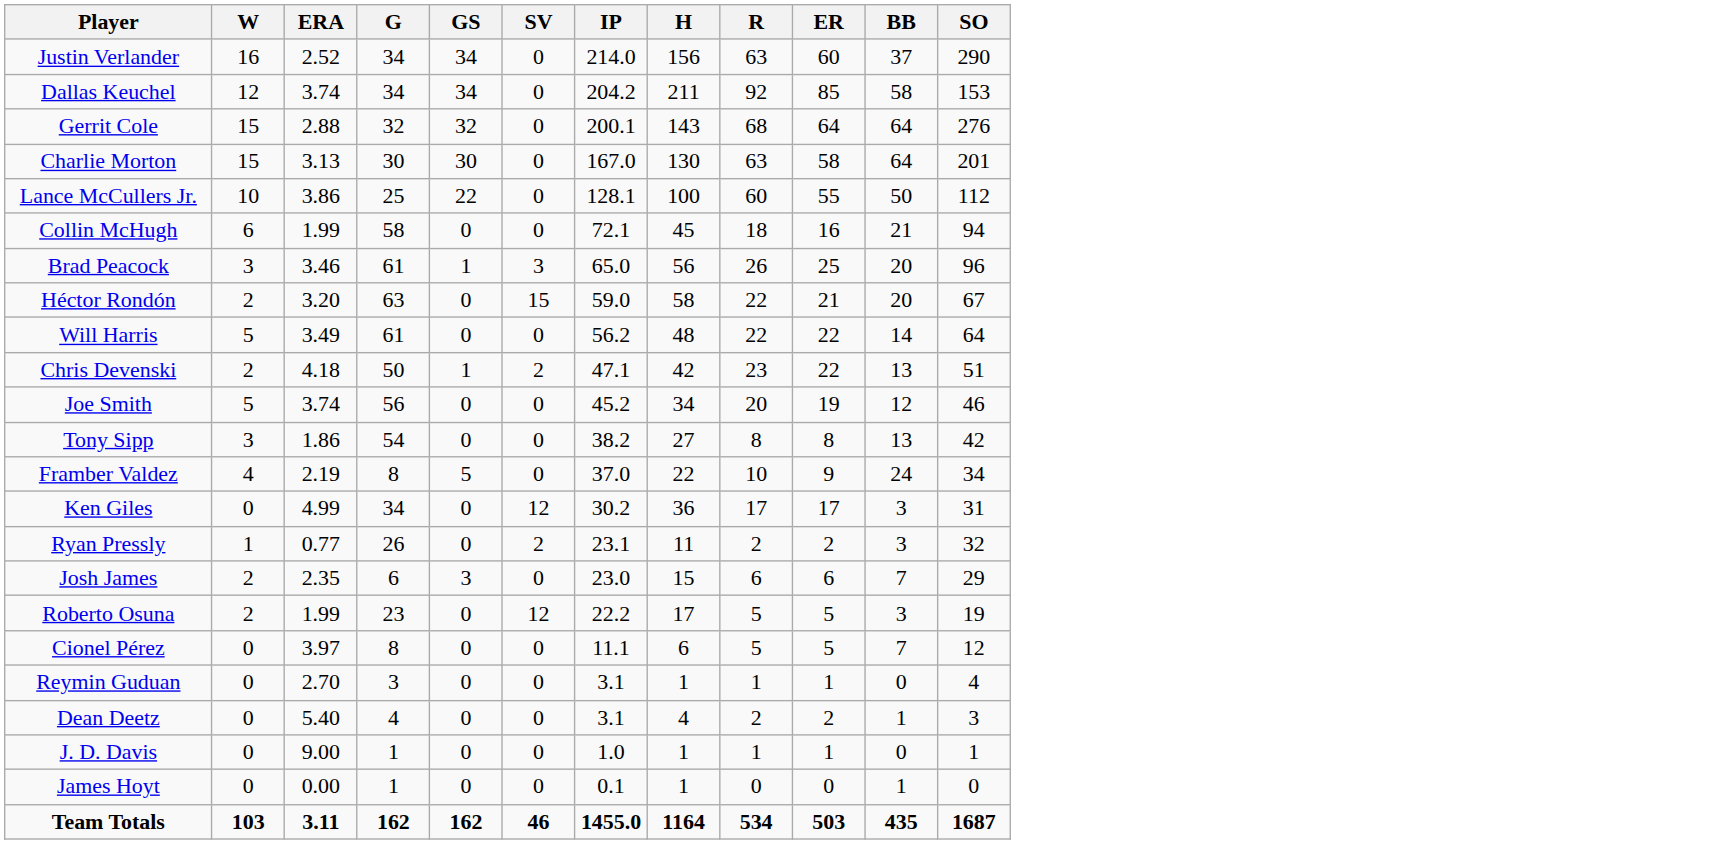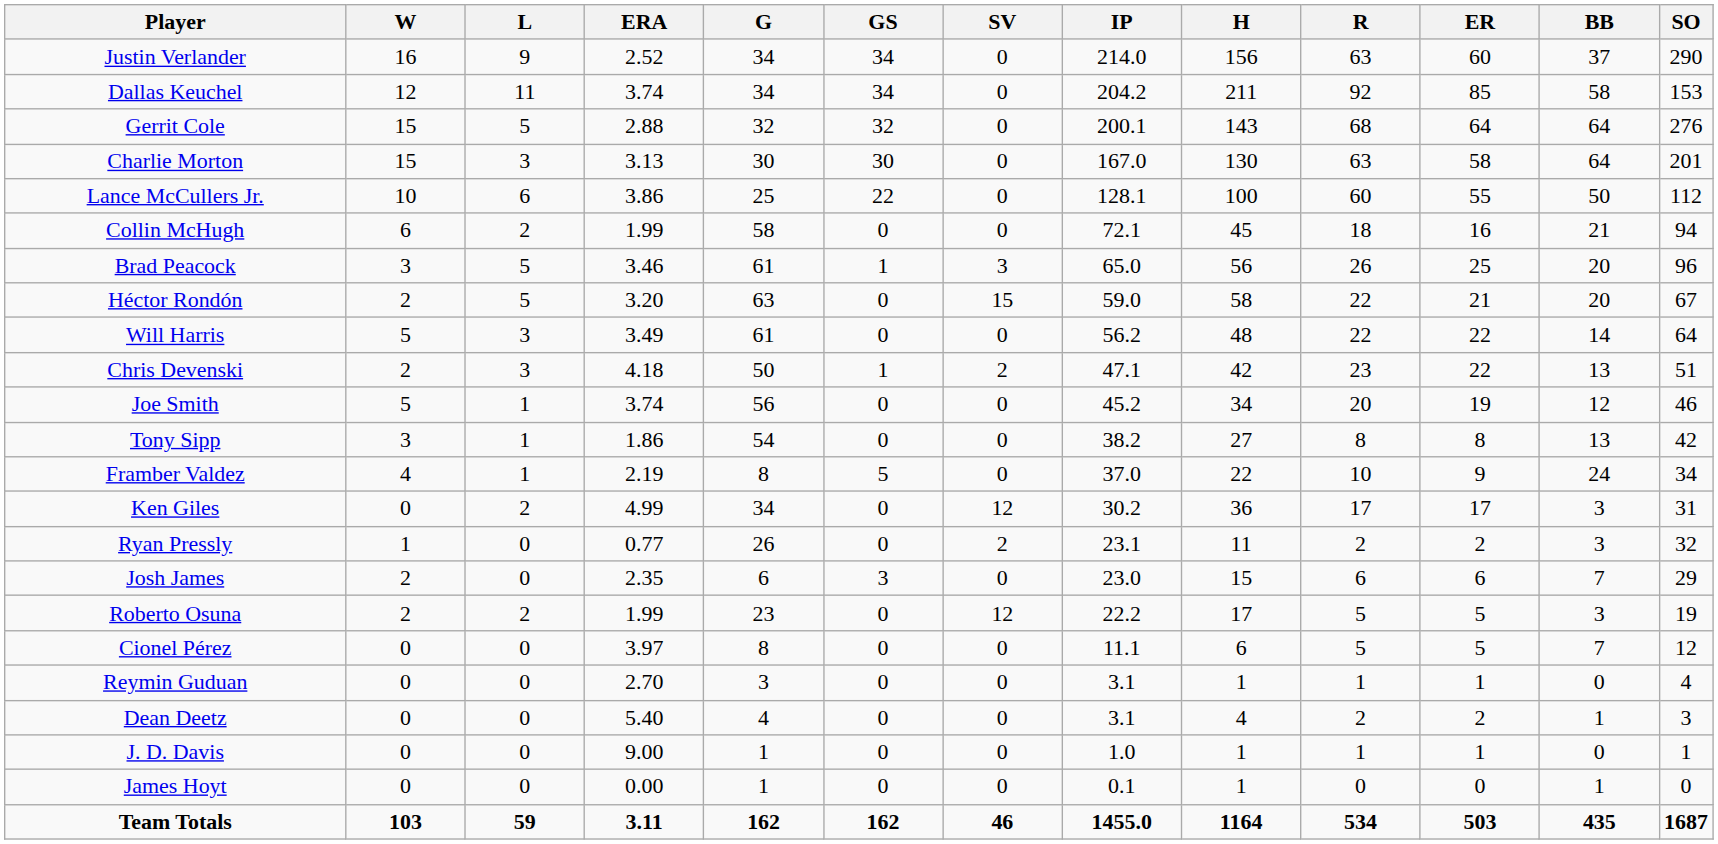+ column: (525, 21)
